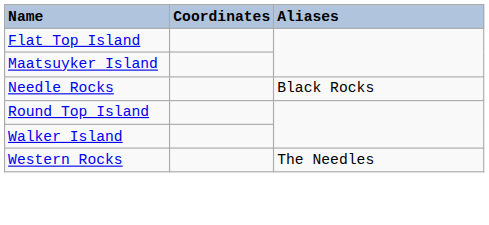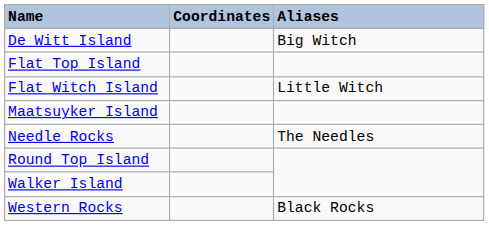+ row: (70, 40)
+ row: (83, 88)
(326, 88) Black Rocks -> (326, 136) The Needles
(326, 160) The Needles -> (326, 208) Black Rocks
